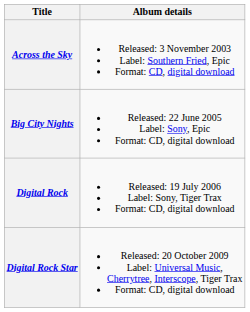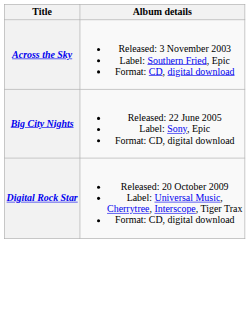- row: (42, 192)
